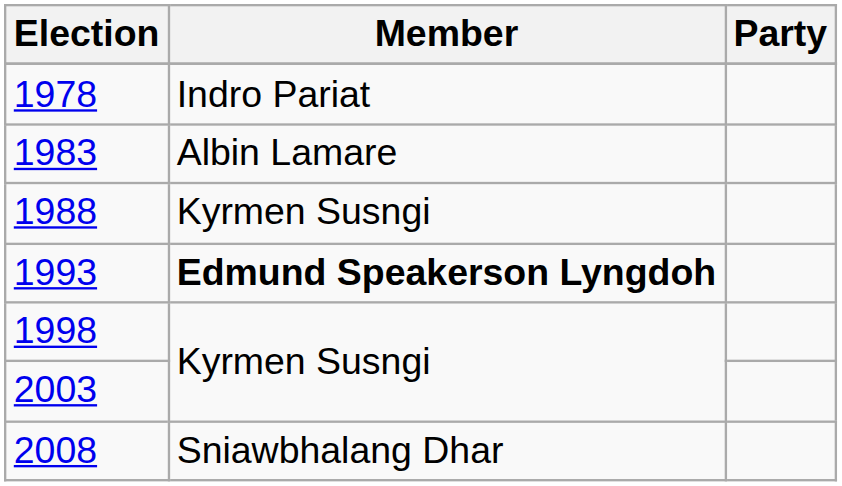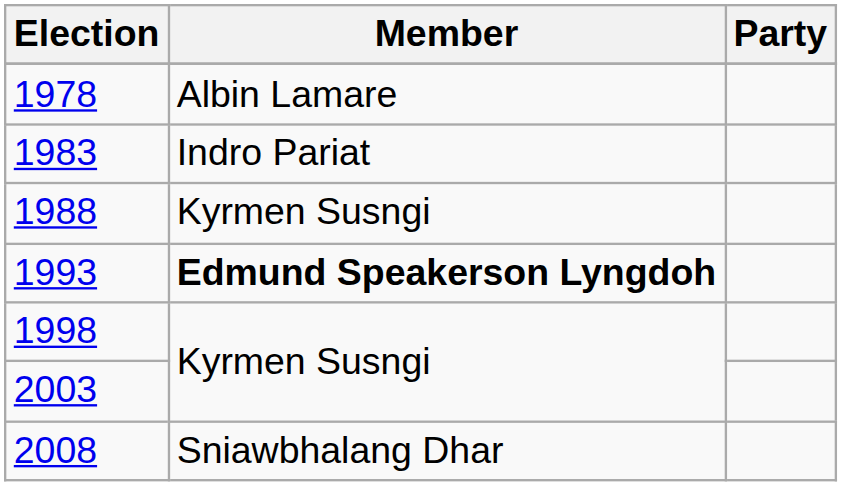(273, 93) Indro Pariat -> (287, 93) Albin Lamare
(287, 152) Albin Lamare -> (273, 152) Indro Pariat
